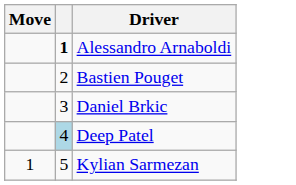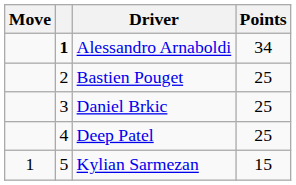+ column: (263, 18)
(64, 135) lightblue background -> (64, 135) no background
